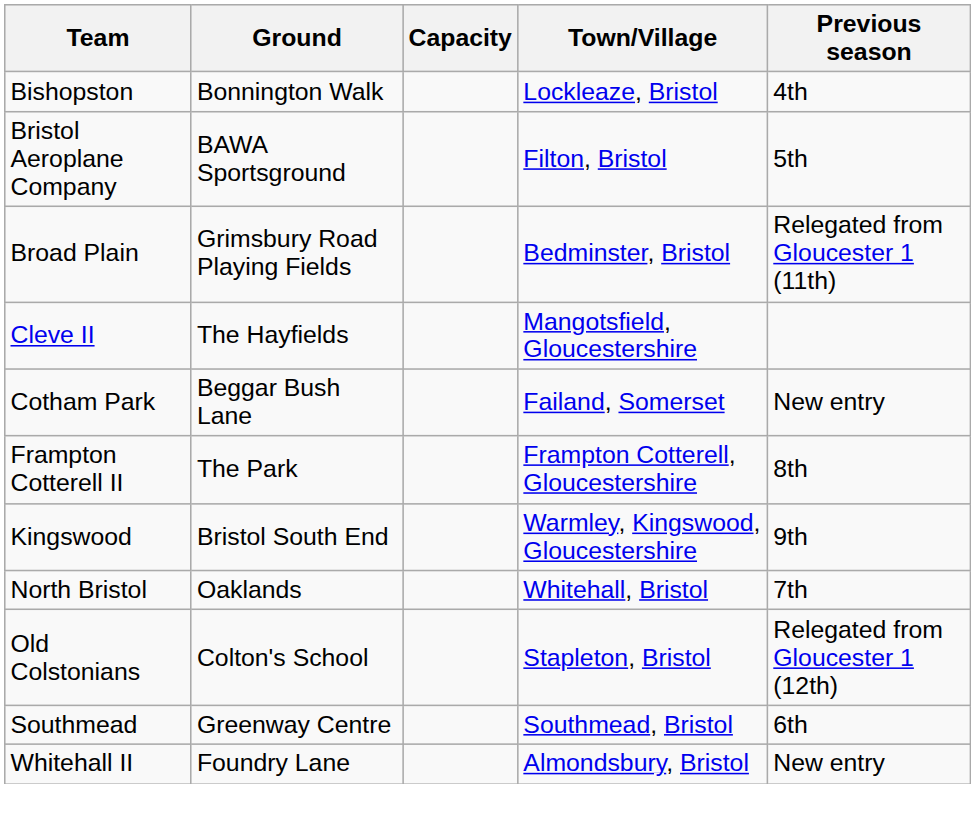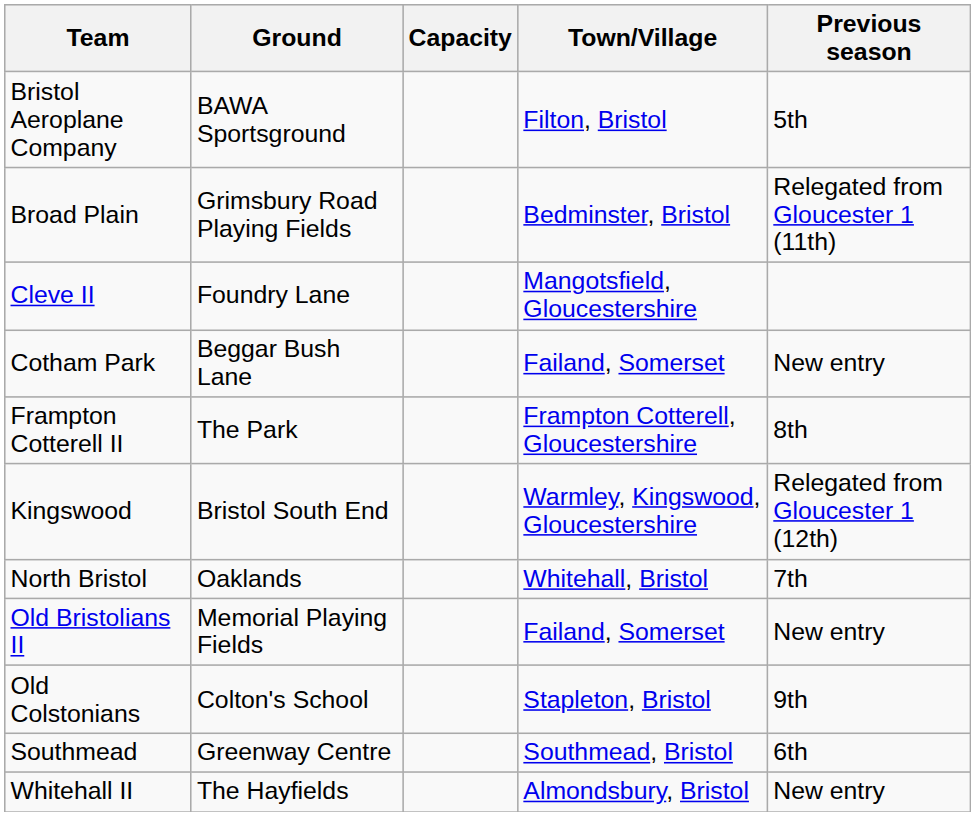- row: (72, 91)
(273, 334) The Hayfields -> (273, 295) Foundry Lane
(791, 536) 9th -> (858, 511) Relegated from Gloucester 1 (12th)
+ row: (90, 631)
(858, 657) Relegated from Gloucester 1 (12th) -> (791, 698) 9th
(273, 763) Foundry Lane -> (273, 791) The Hayfields
